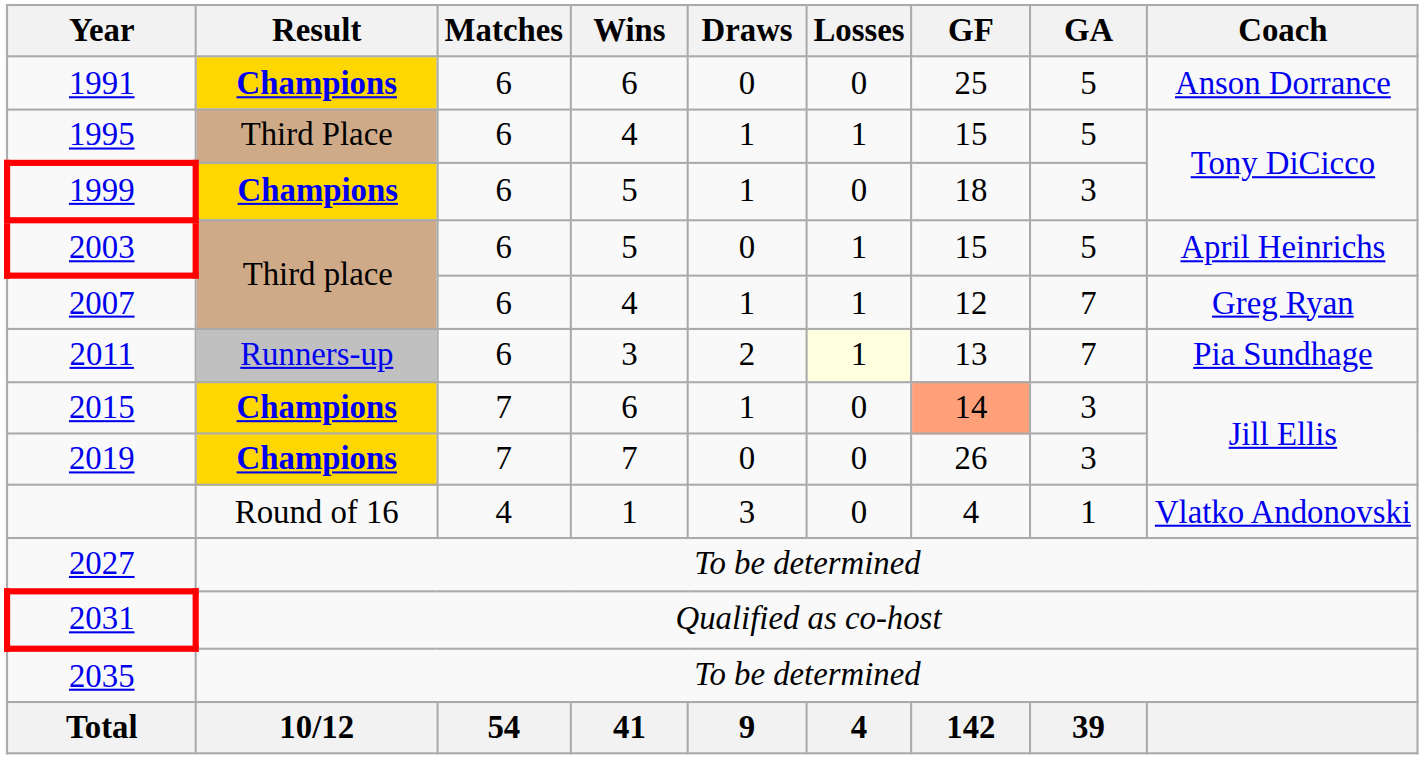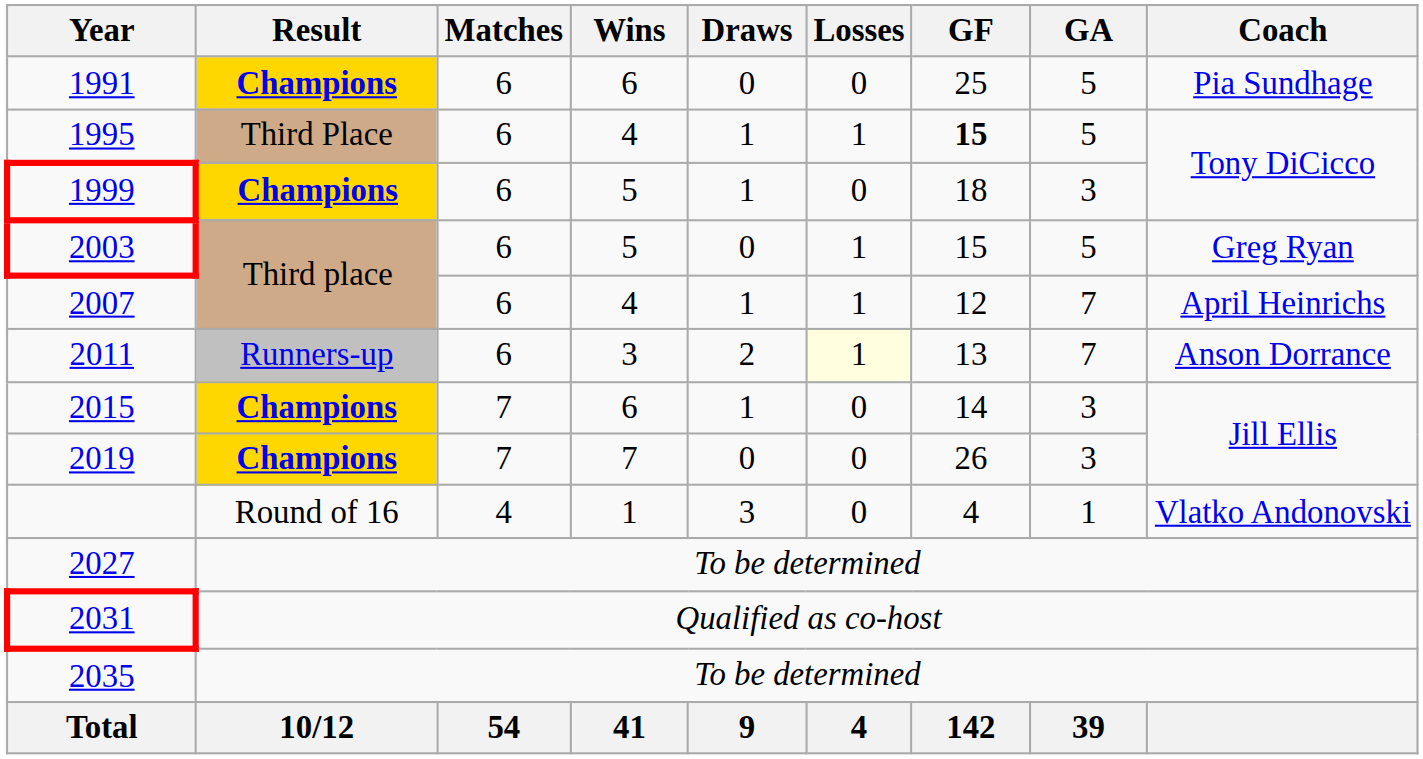(1283, 82) Anson Dorrance -> (1283, 82) Pia Sundhage
(971, 135) normal -> (971, 135) bold
(1283, 246) April Heinrichs -> (1283, 246) Greg Ryan
(1283, 301) Greg Ryan -> (1283, 301) April Heinrichs
(1283, 354) Pia Sundhage -> (1283, 354) Anson Dorrance
(971, 406) lightsalmon background -> (971, 406) no background
